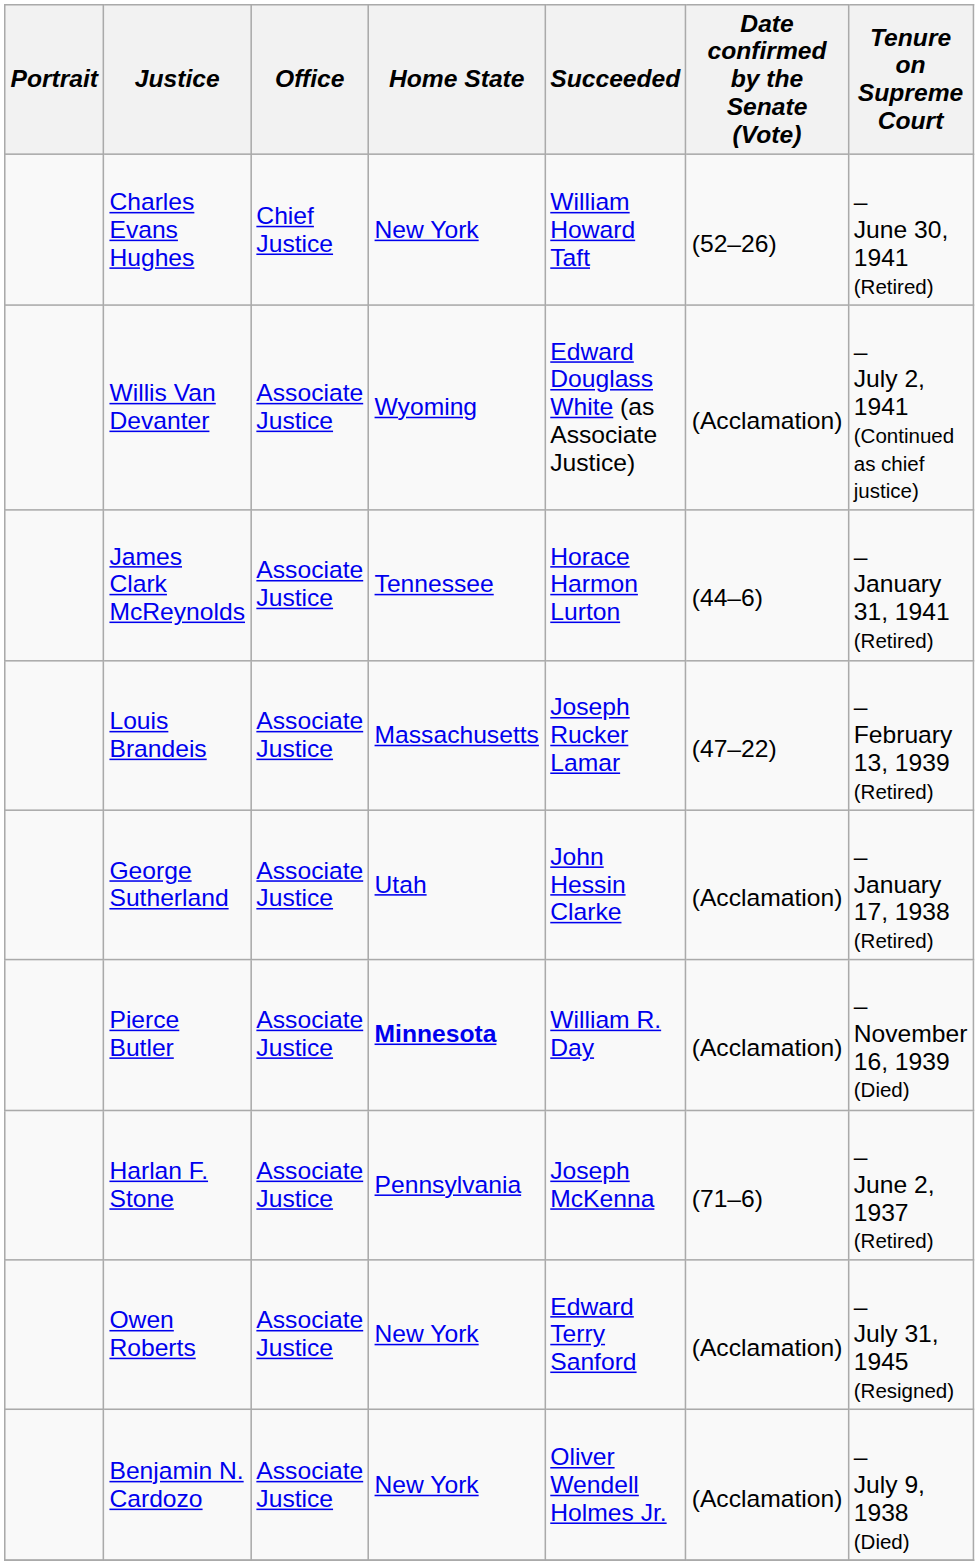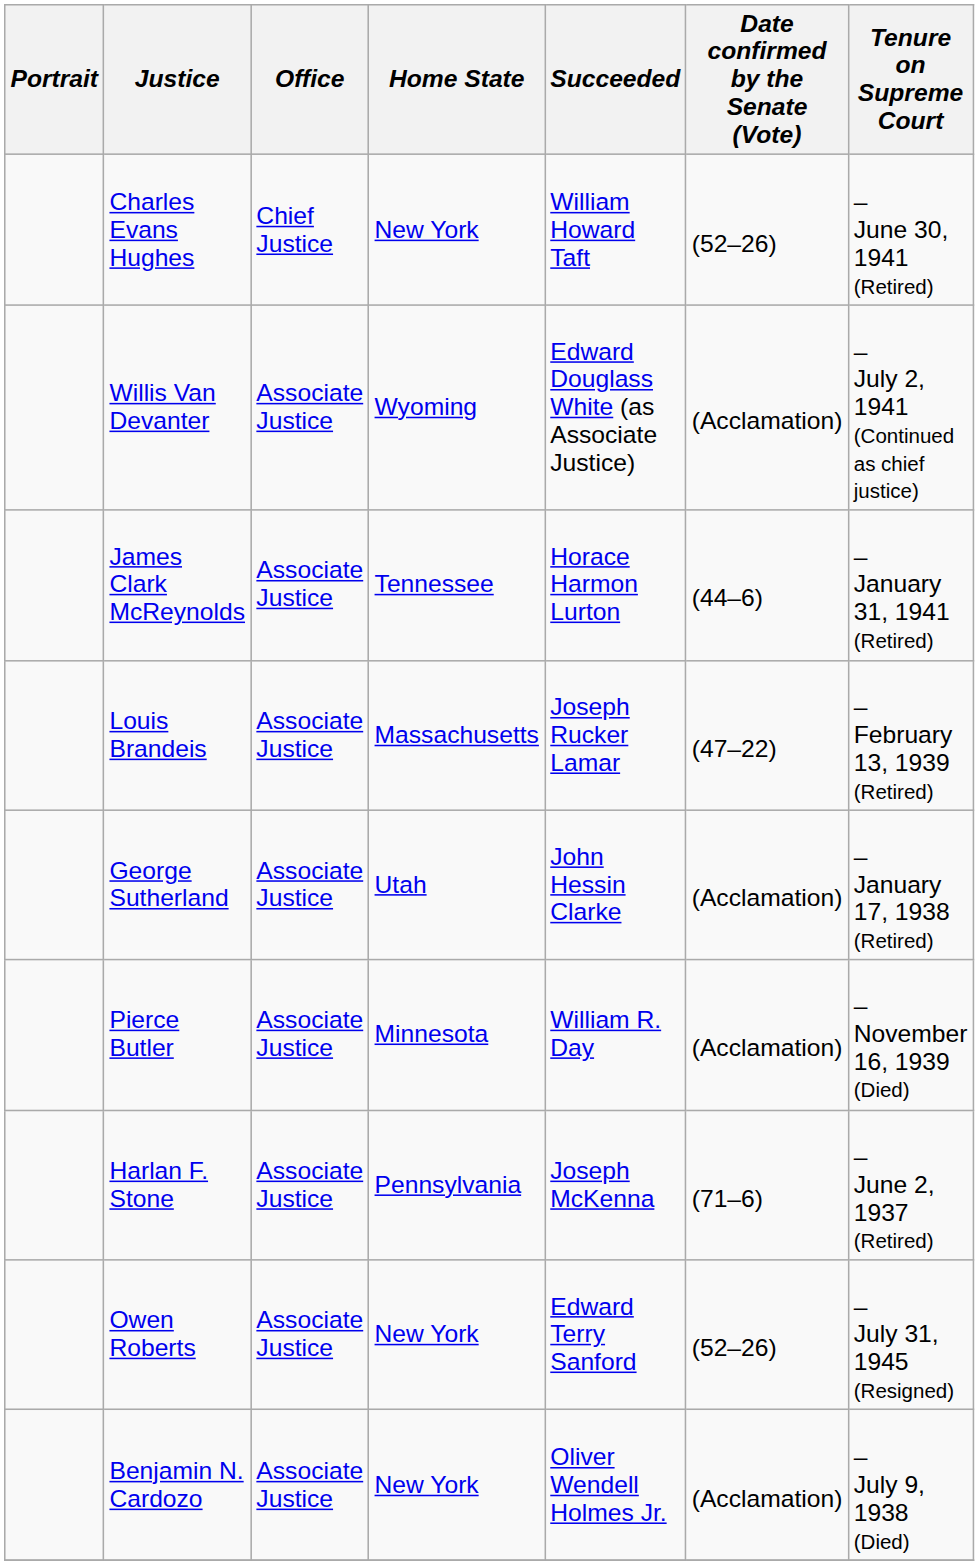(435, 1034) bold -> (431, 1034) normal
(767, 1348) (Acclamation) -> (734, 1348) (52–26)
